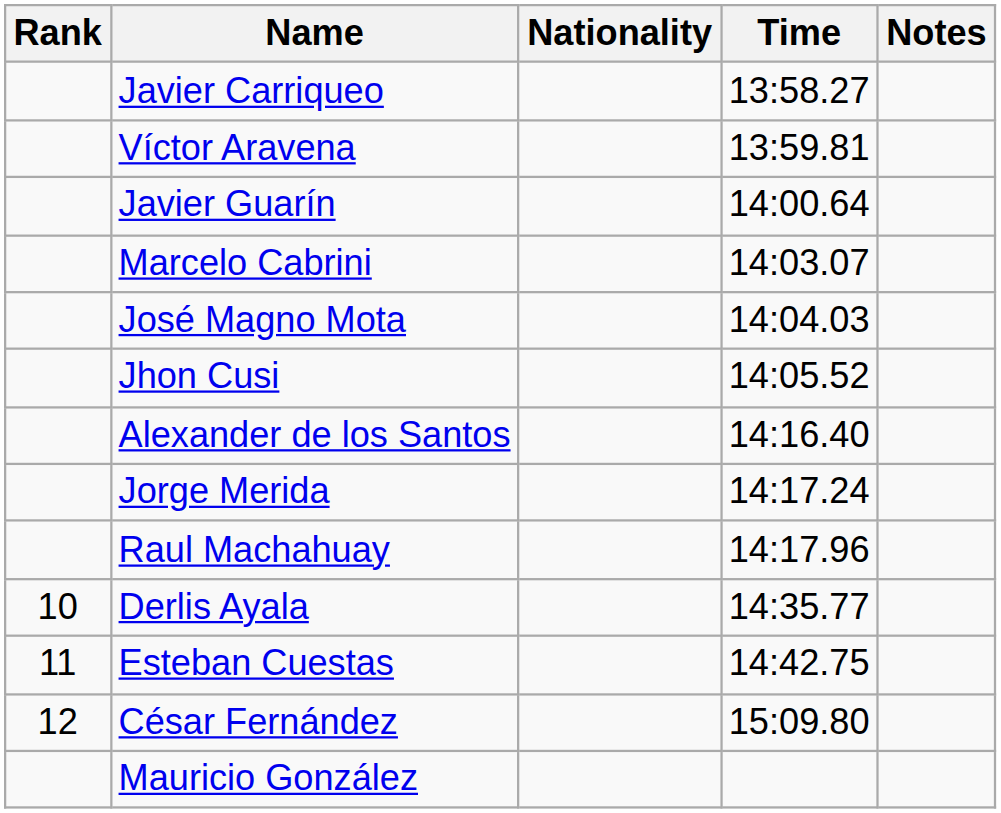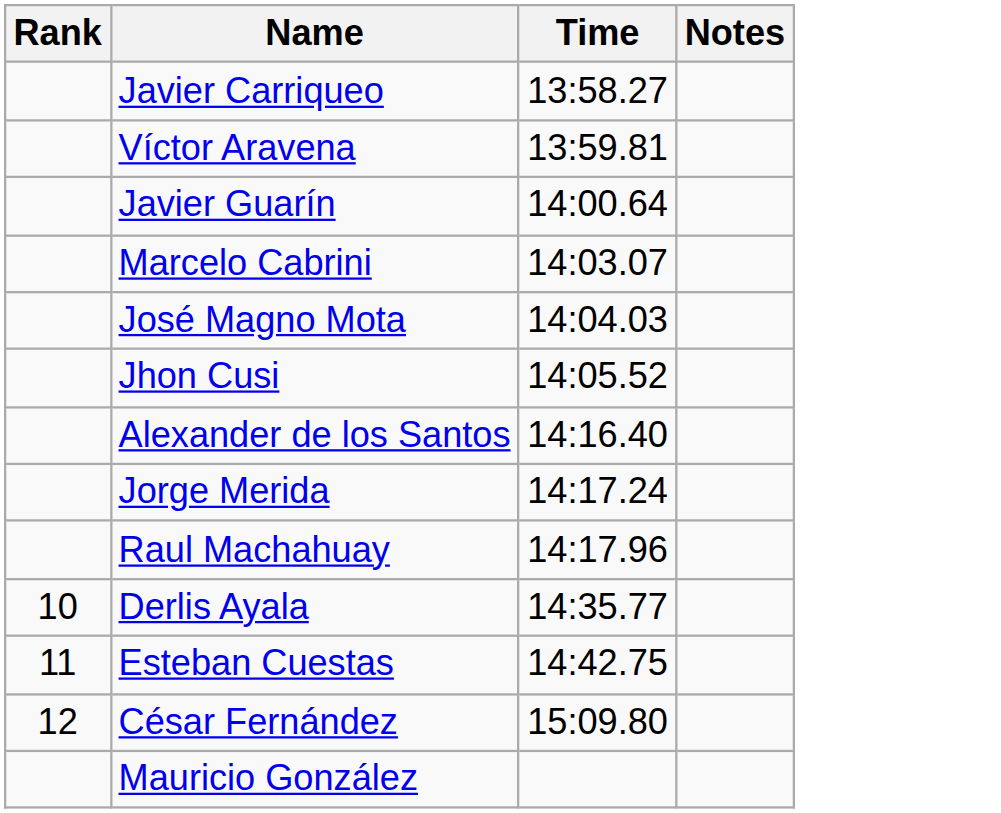- column: (620, 33)
